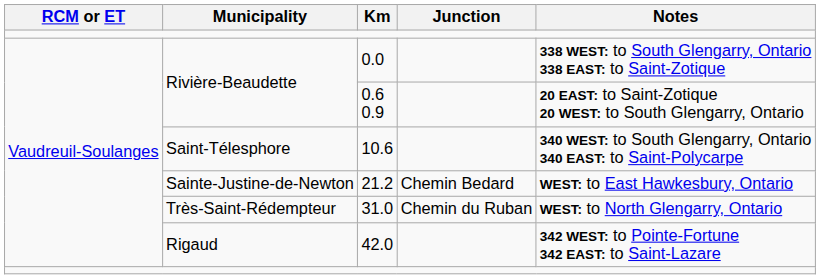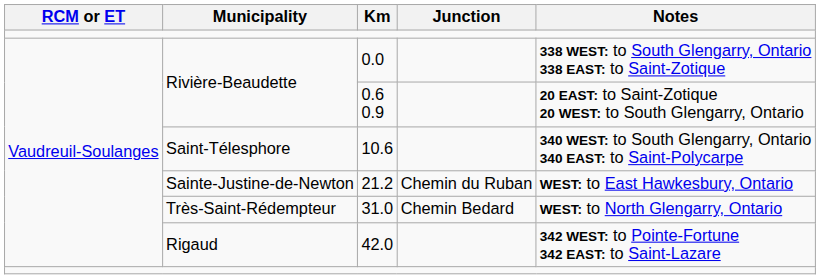(457, 183) Chemin Bedard -> (466, 183) Chemin du Ruban
(466, 209) Chemin du Ruban -> (457, 209) Chemin Bedard
